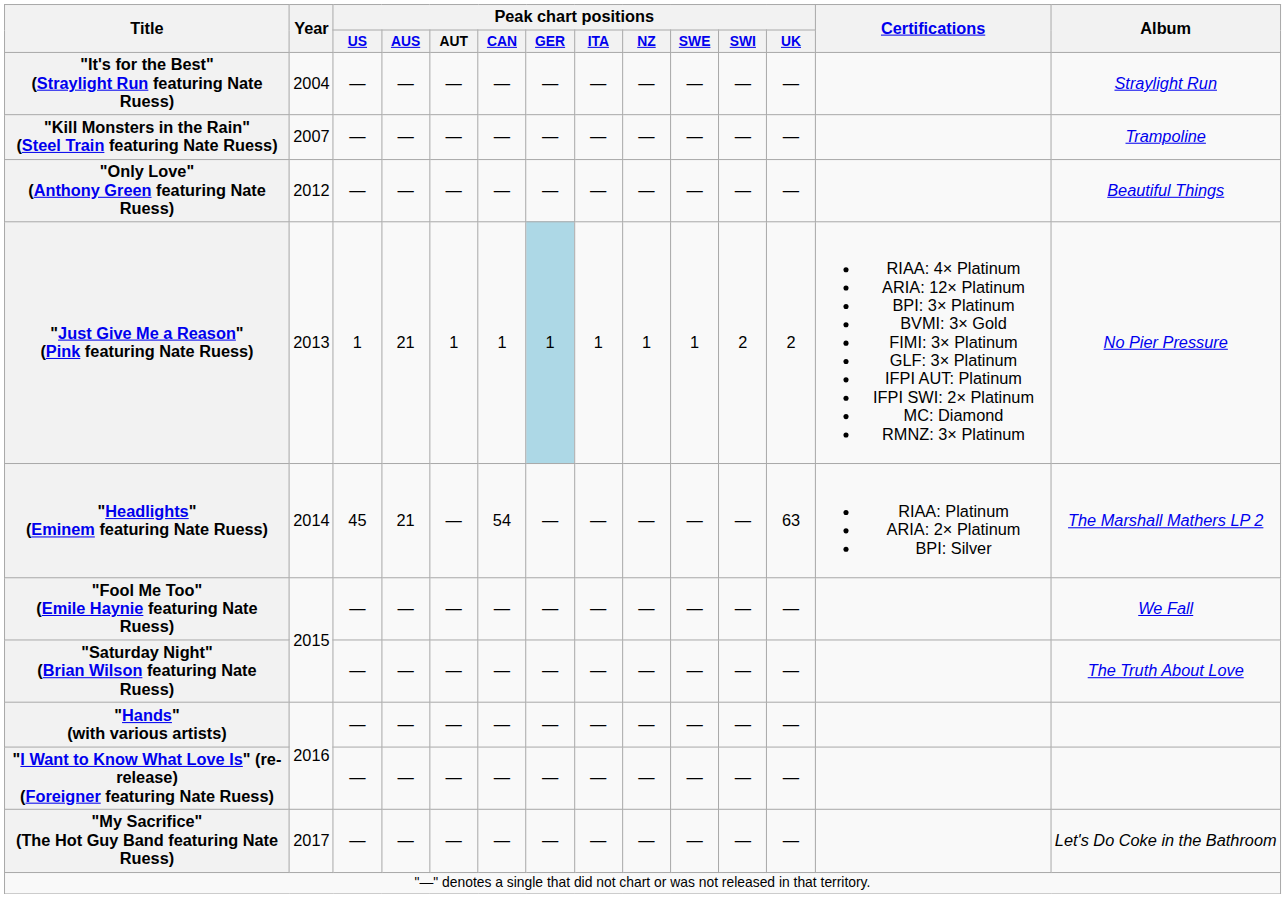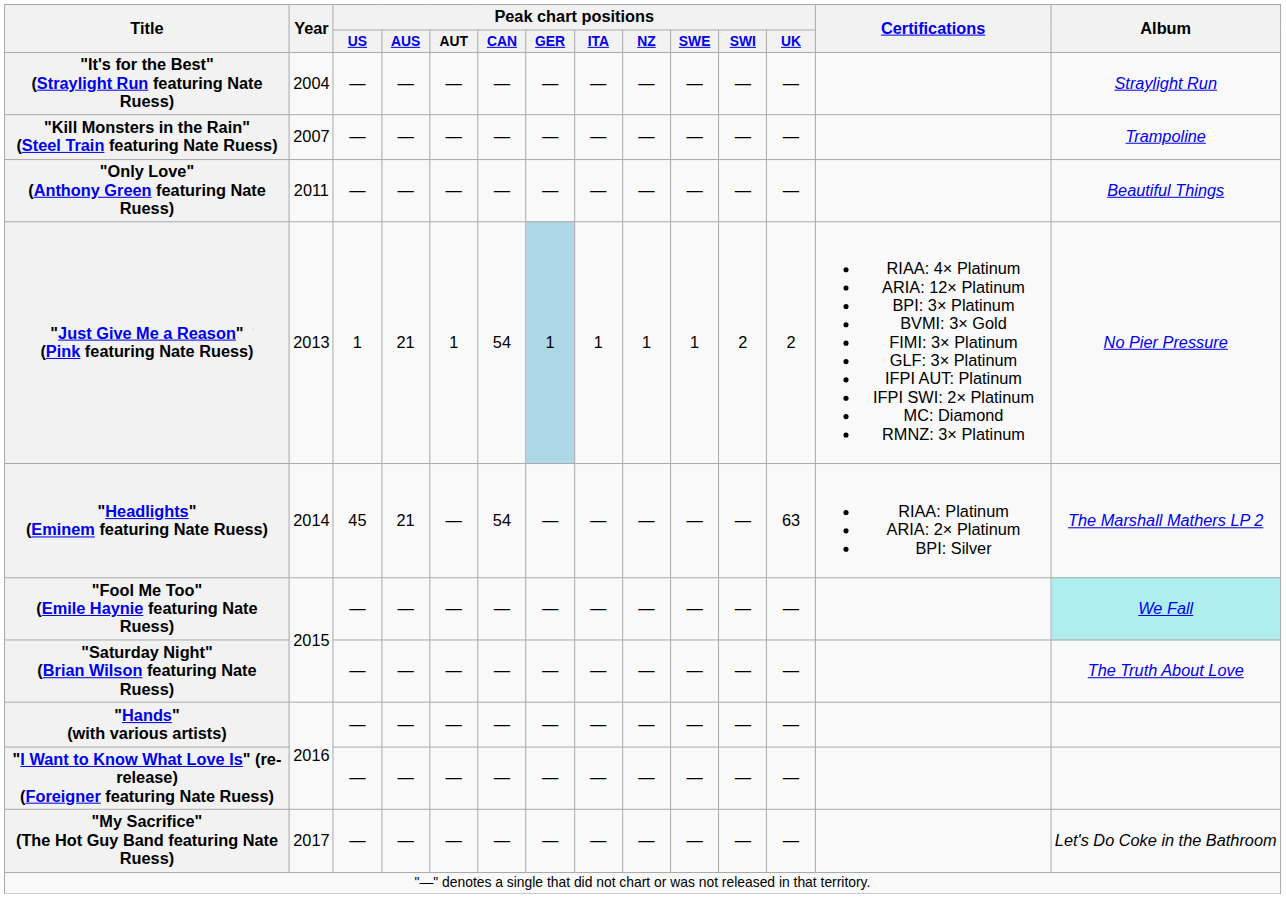(311, 190) 2012 -> (311, 190) 2011
(502, 342) 1 -> (502, 342) 54
(1166, 608) no background -> (1166, 608) paleturquoise background
